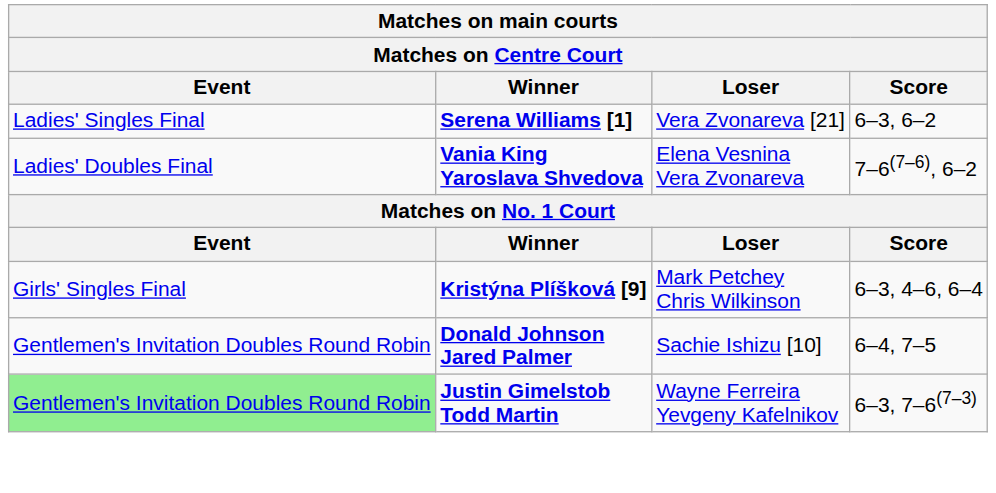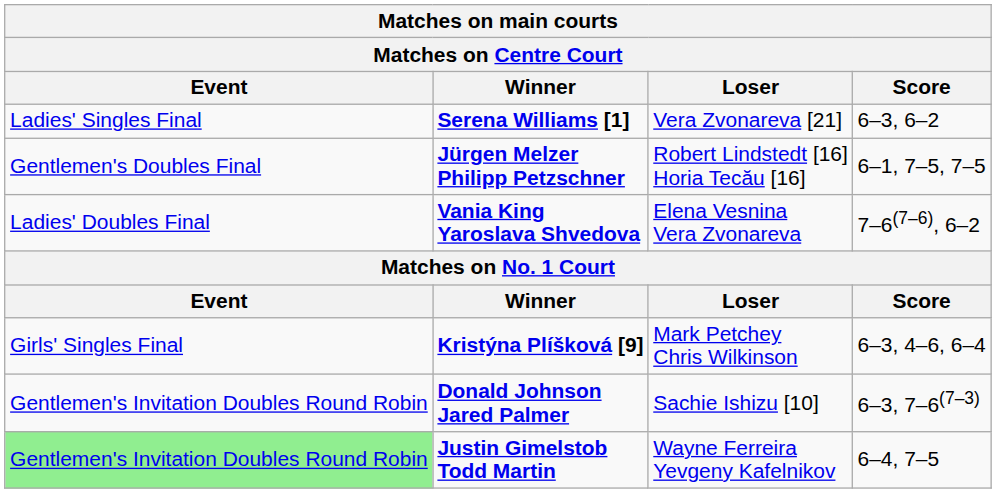+ row: (531, 165)
(895, 346) 6–4, 7–5 -> (919, 402) 6–3, 7–6(7–3)
(916, 402) 6–3, 7–6(7–3) -> (898, 459) 6–4, 7–5
